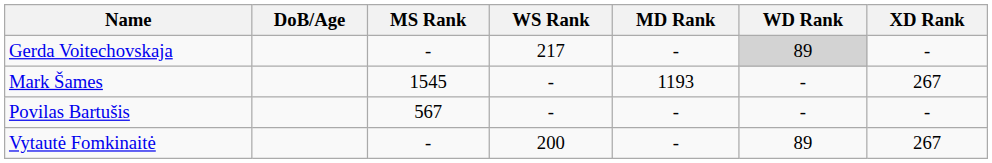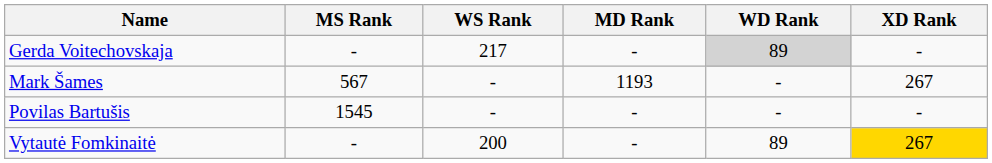- column: (310, 20)
(428, 81) 1545 -> (354, 81) 567
(428, 112) 567 -> (354, 112) 1545
(927, 143) no background -> (919, 143) gold background
